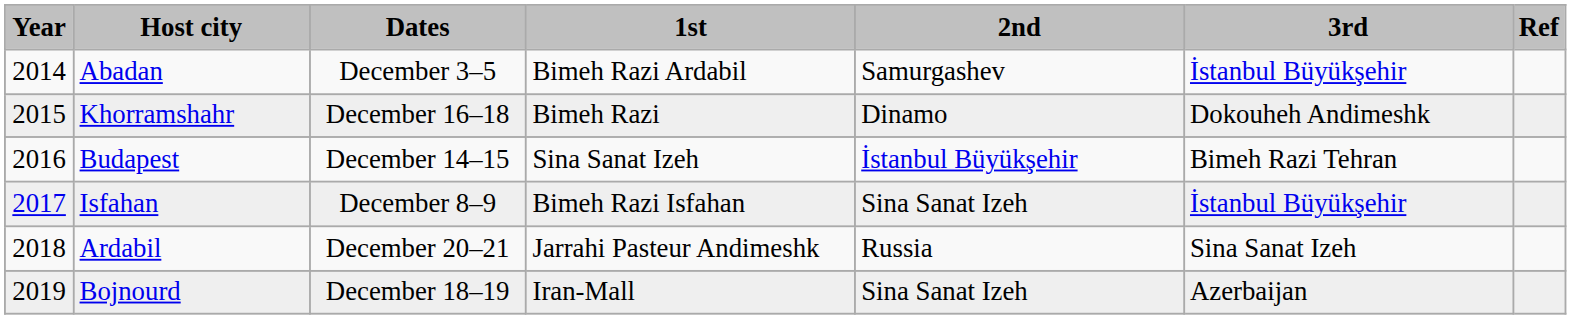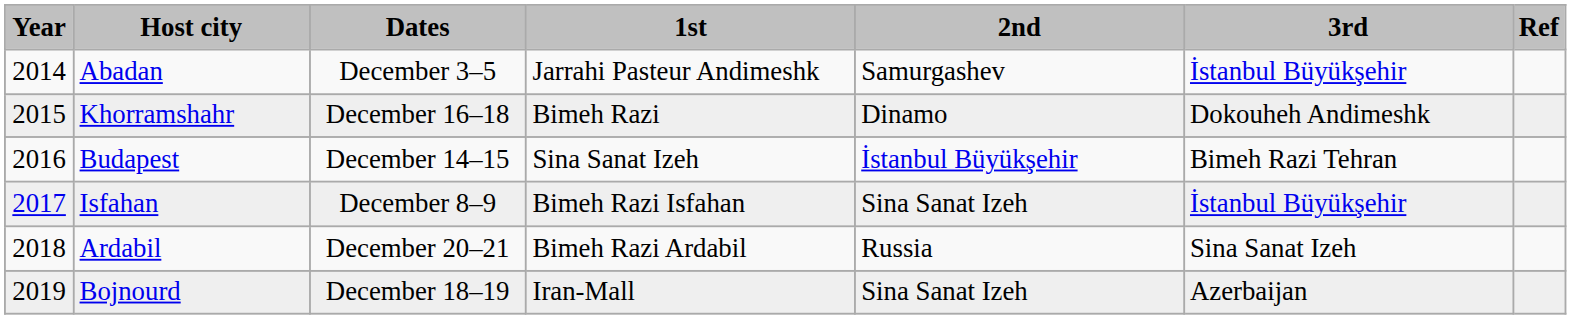(640, 71) Bimeh Razi Ardabil -> (676, 71) Jarrahi Pasteur Andimeshk
(676, 247) Jarrahi Pasteur Andimeshk -> (640, 247) Bimeh Razi Ardabil
